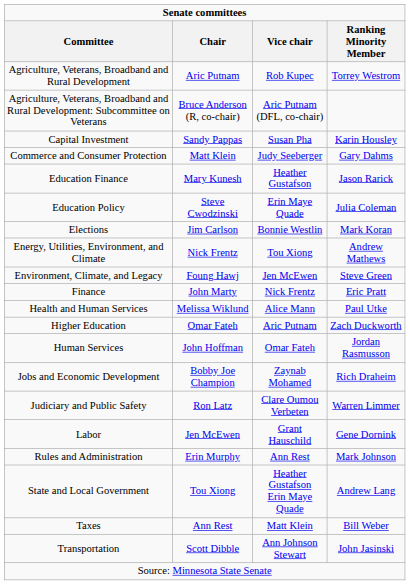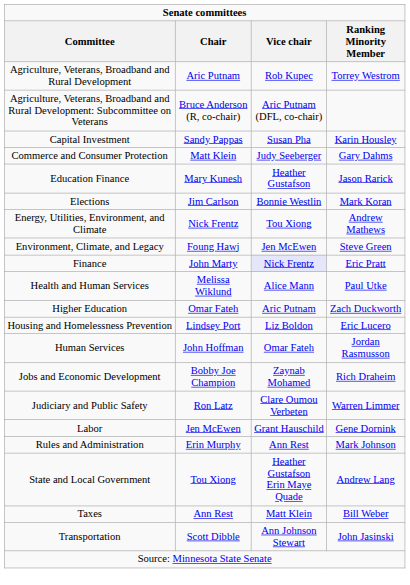- row: (88, 207)
(290, 292) no background -> (289, 263) lavender background
+ row: (90, 325)
